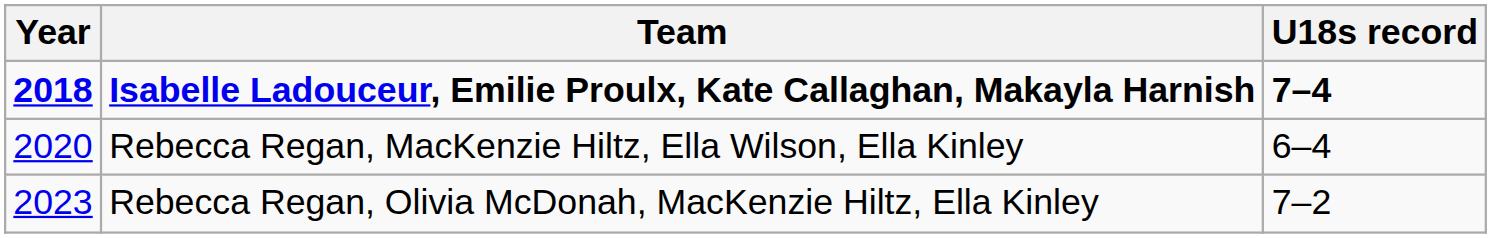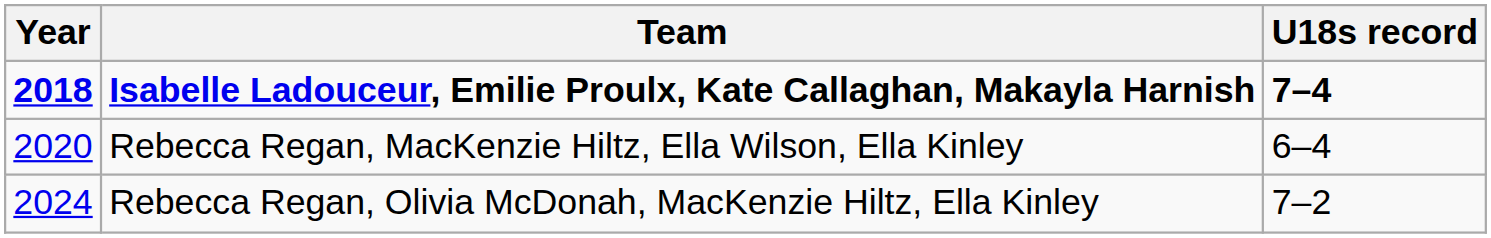(53, 202) 2023 -> (53, 202) 2024
